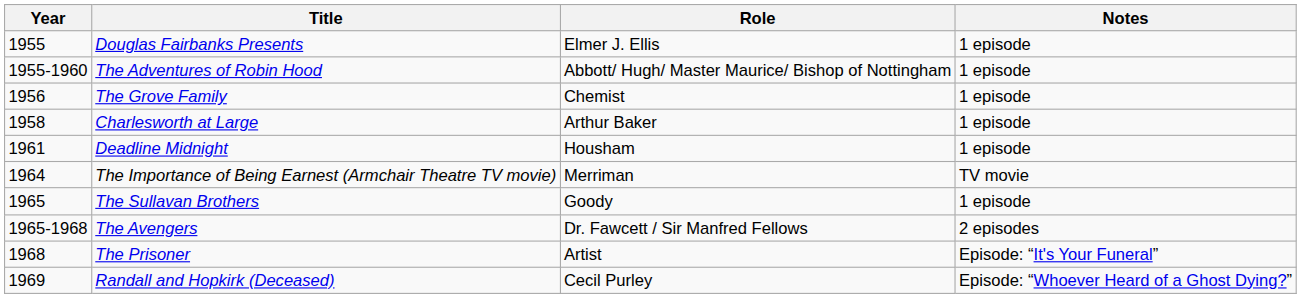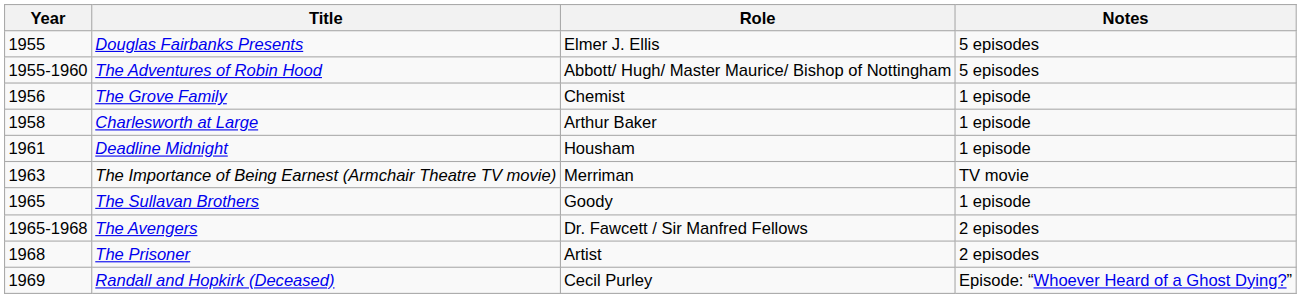(995, 44) 1 episode -> (999, 44) 5 episodes
(995, 70) 1 episode -> (999, 70) 5 episodes
(27, 175) 1964 -> (27, 175) 1963
(1059, 254) Episode: “It's Your Funeral” -> (999, 254) 2 episodes
